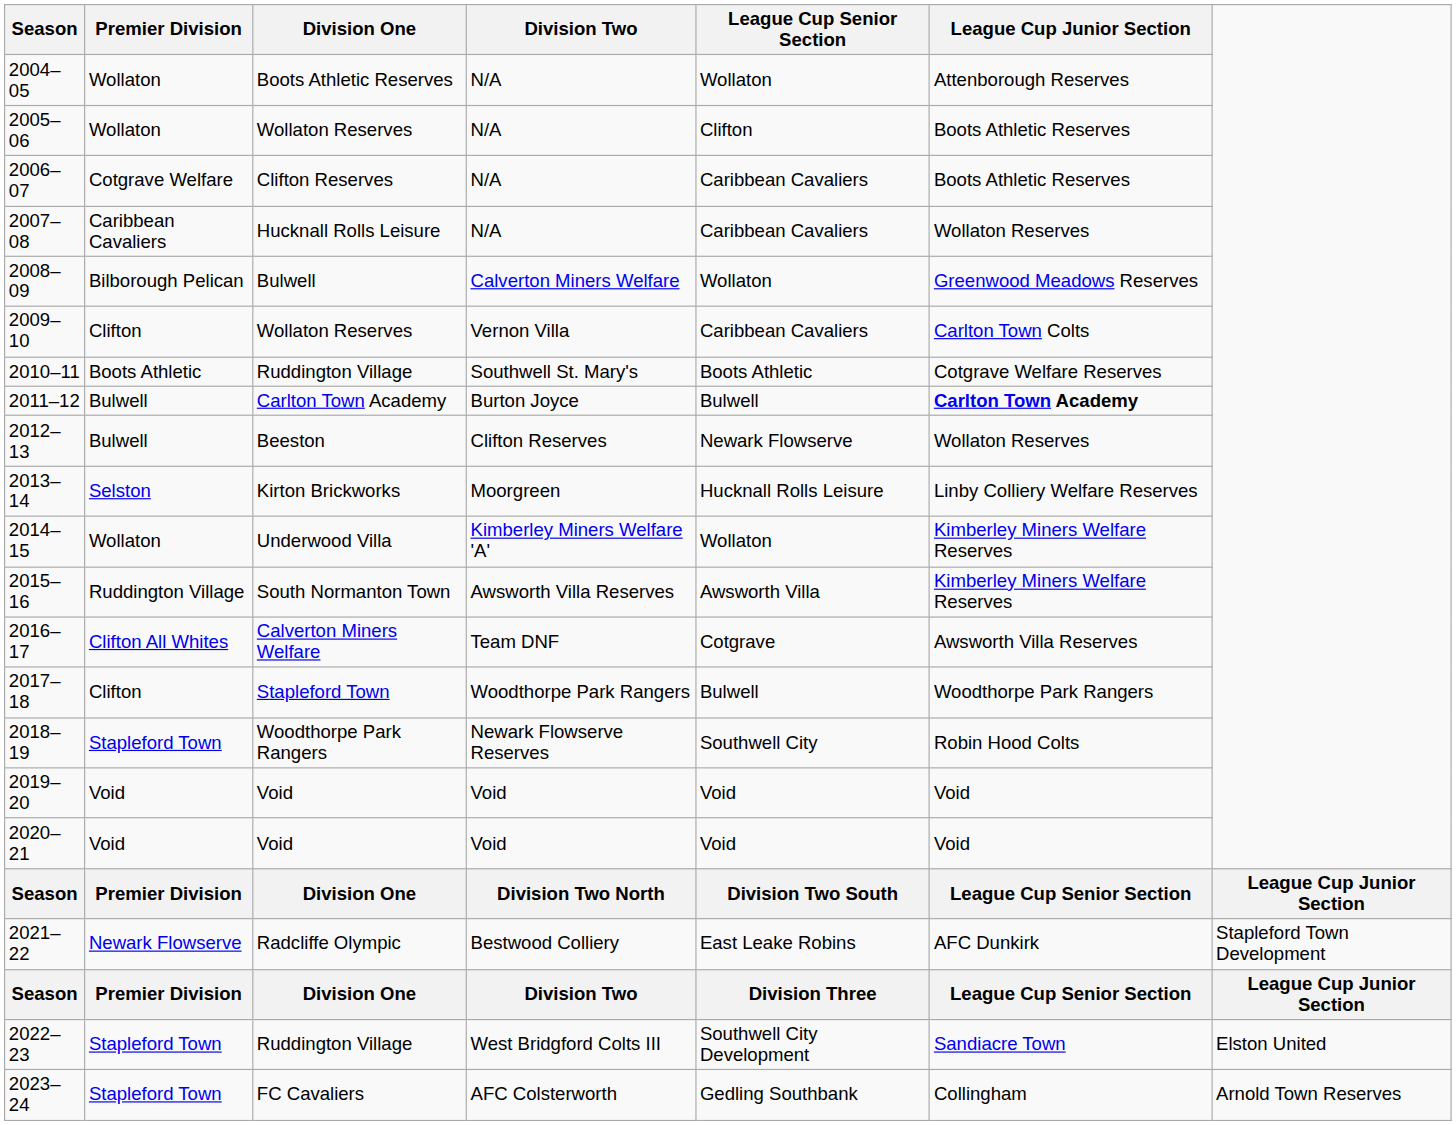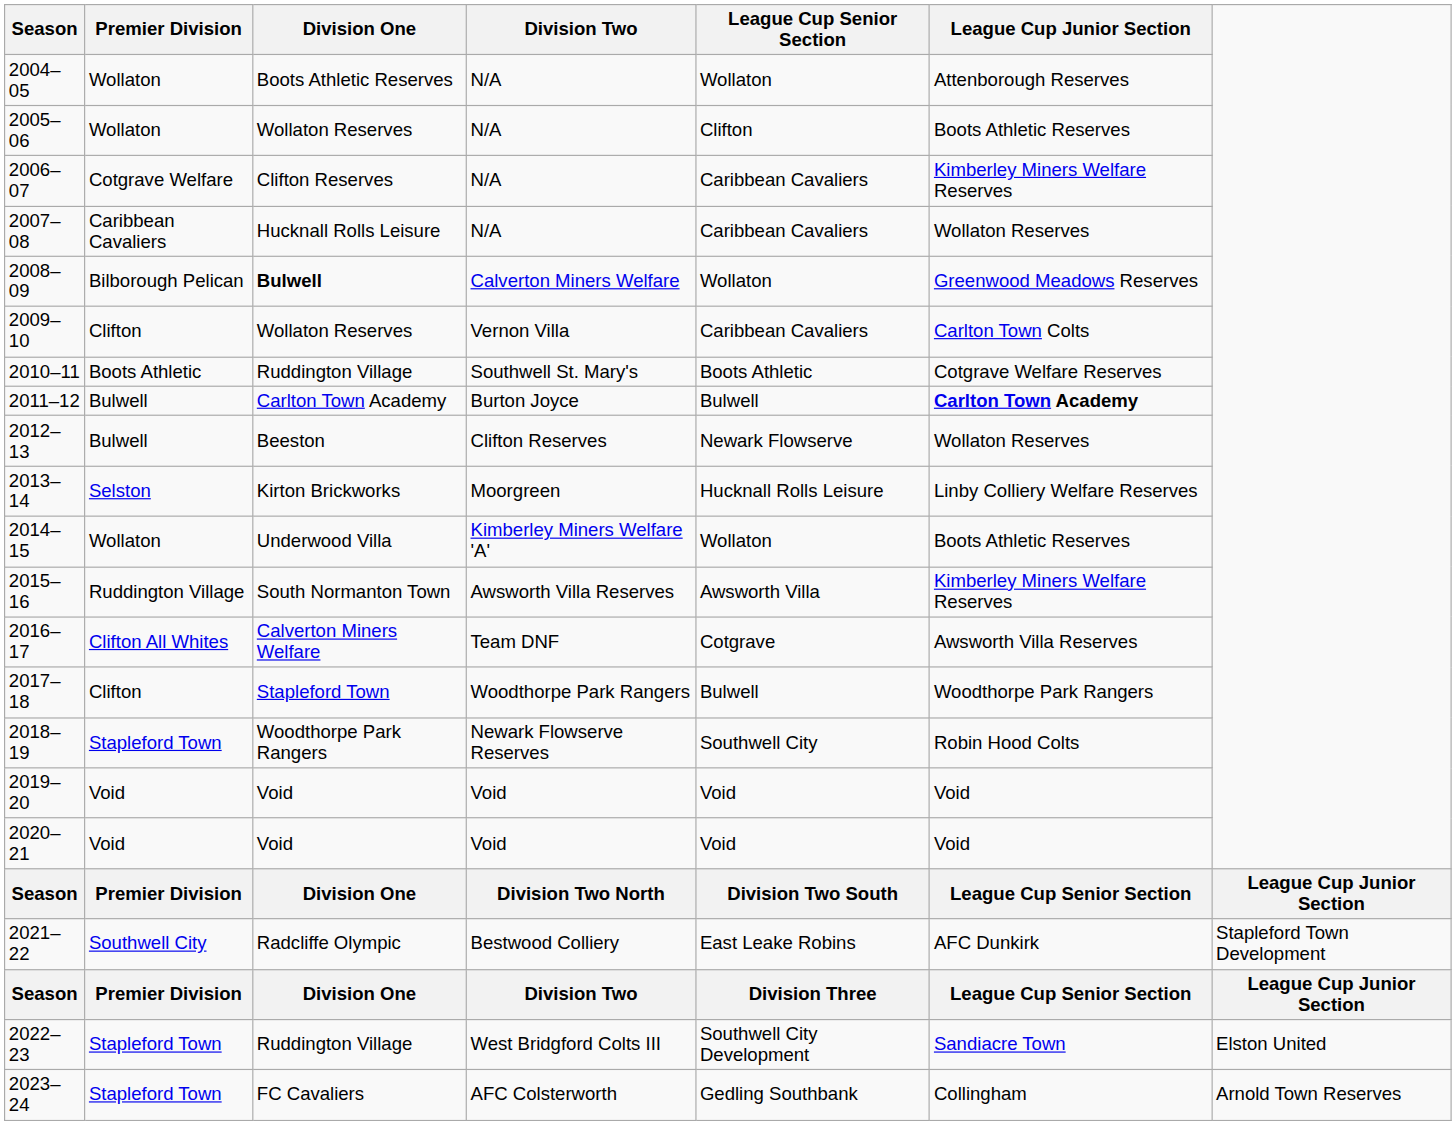(1032, 180) Boots Athletic Reserves -> (1040, 180) Kimberley Miners Welfare Reserves
(286, 281) normal -> (289, 281) bold
(1040, 541) Kimberley Miners Welfare Reserves -> (1032, 541) Boots Athletic Reserves
(165, 943) Newark Flowserve -> (148, 943) Southwell City
